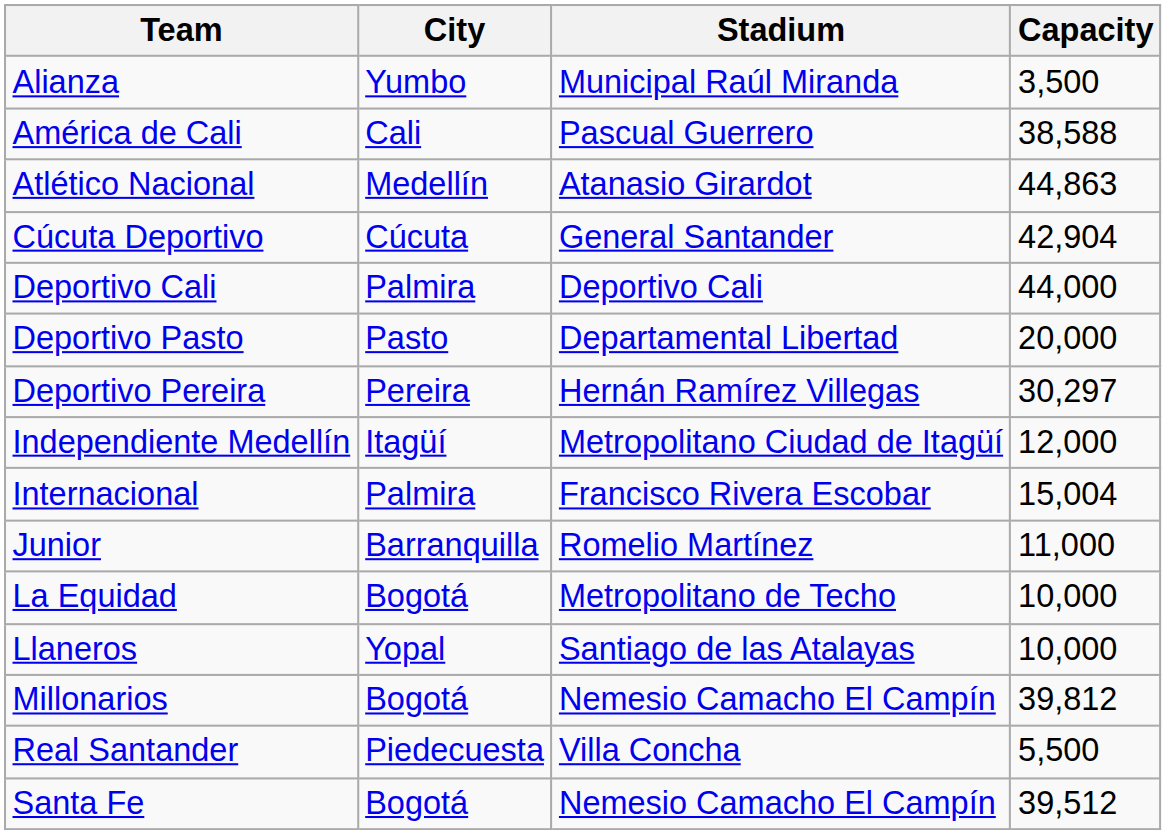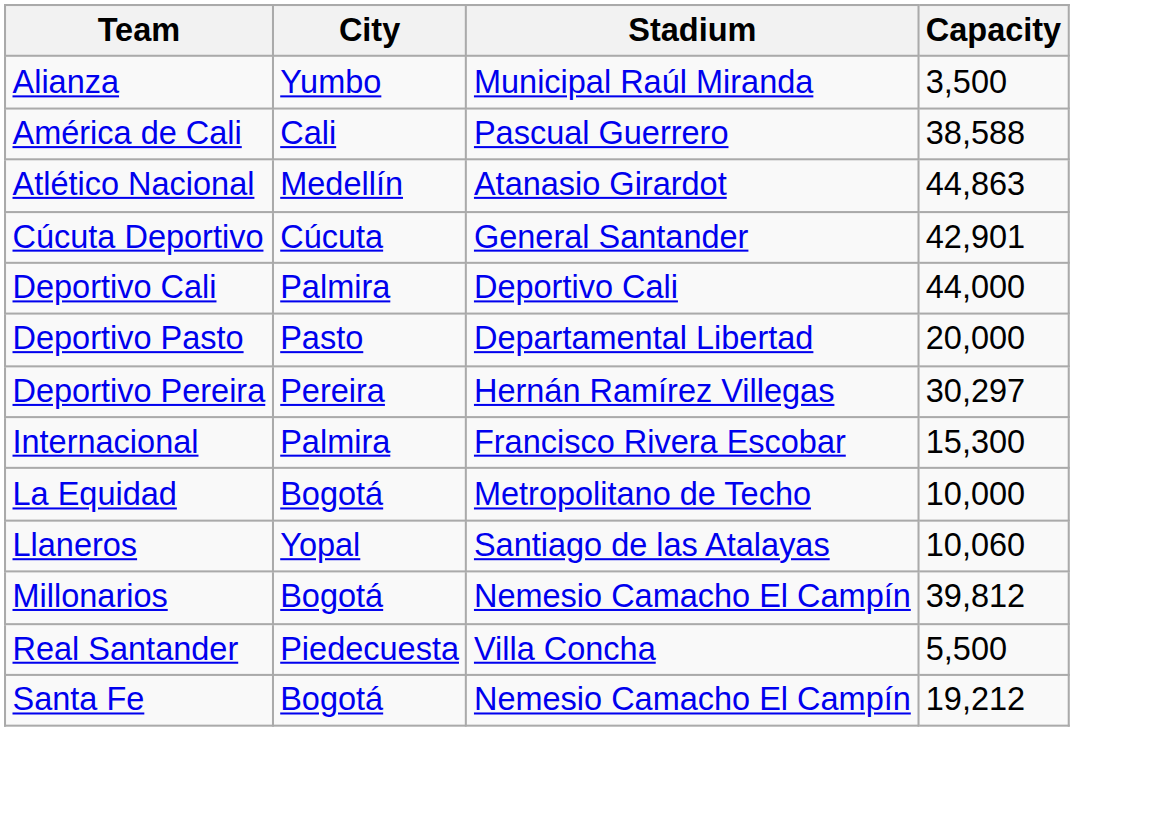(1068, 236) 42,904 -> (975, 236) 42,901
- row: (181, 442)
(1068, 493) 15,004 -> (975, 442) 15,300
- row: (57, 545)
(1068, 648) 10,000 -> (975, 545) 10,060
(1068, 802) 39,512 -> (975, 699) 19,212
